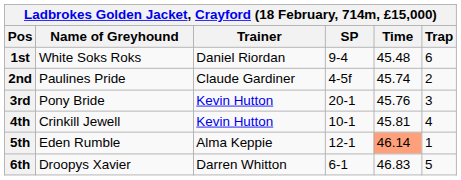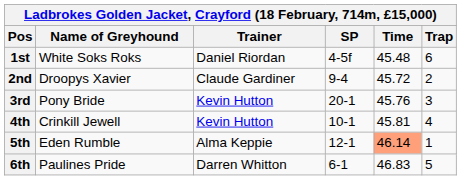(338, 57) 9-4 -> (340, 57) 4-5f
(82, 79) Paulines Pride -> (85, 79) Droopys Xavier
(340, 79) 4-5f -> (338, 79) 9-4
(394, 79) 45.74 -> (394, 79) 45.72
(85, 164) Droopys Xavier -> (82, 164) Paulines Pride
